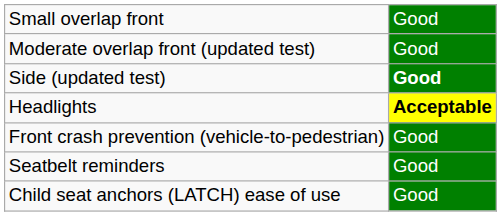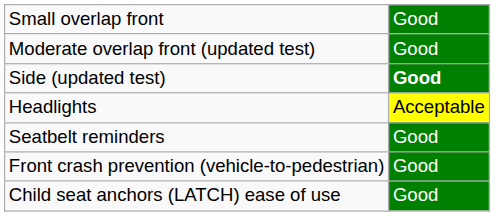(442, 107) bold -> (439, 107) normal
rows swapped: (197, 136) <-> (87, 166)
